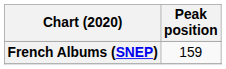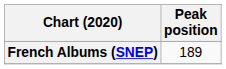(191, 52) 159 -> (191, 52) 189
